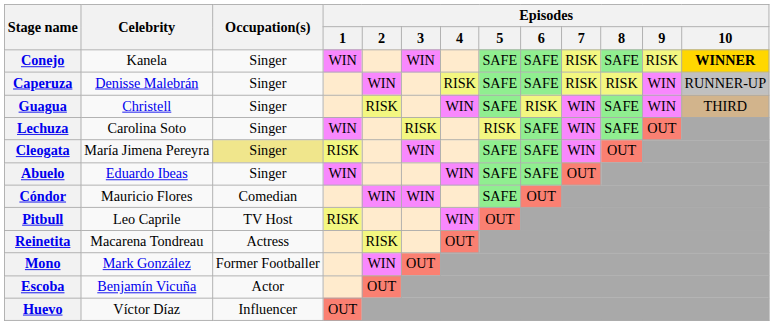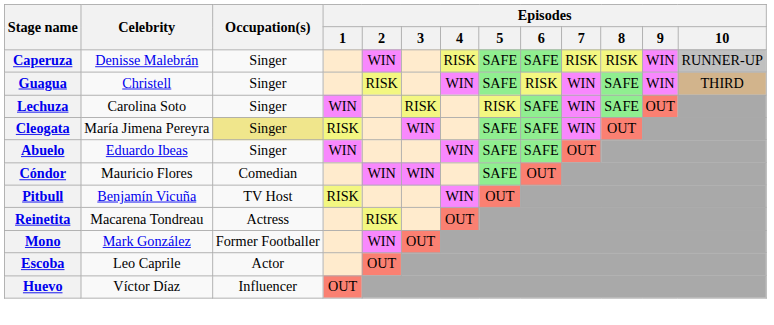- row: (43, 60)
(147, 219) Leo Caprile -> (147, 196) Benjamín Vicuña
(147, 286) Benjamín Vicuña -> (147, 264) Leo Caprile
